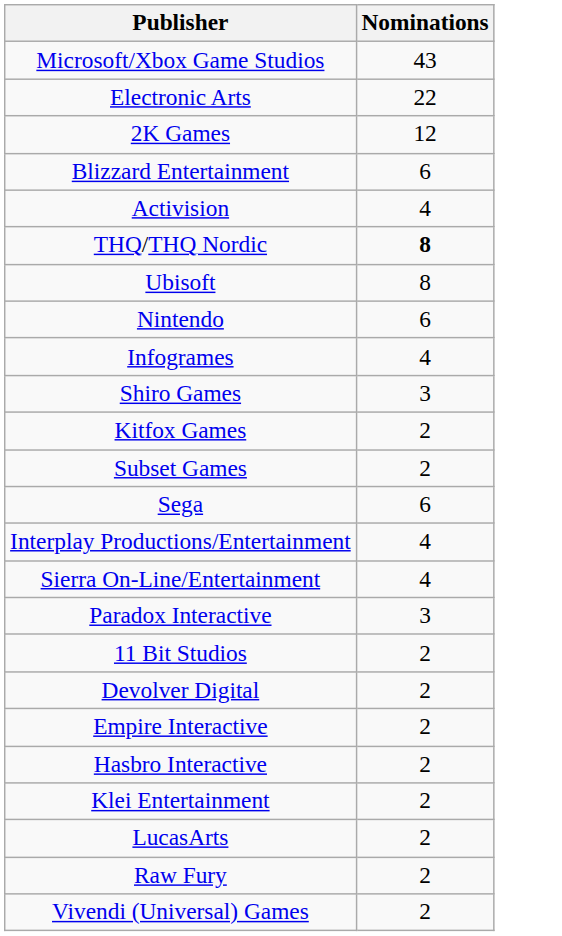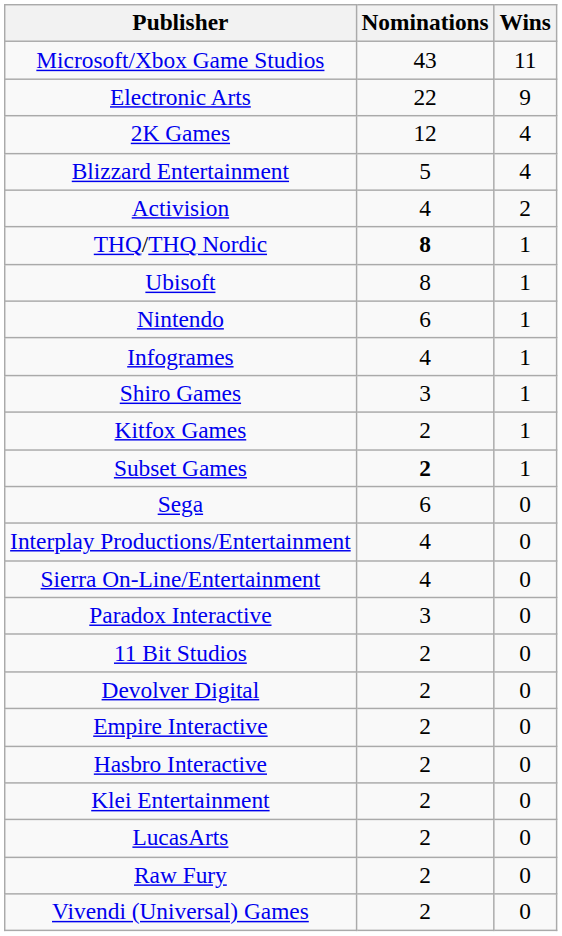+ column: (525, 23)
(425, 171) 6 -> (425, 171) 5
(425, 467) normal -> (425, 467) bold
